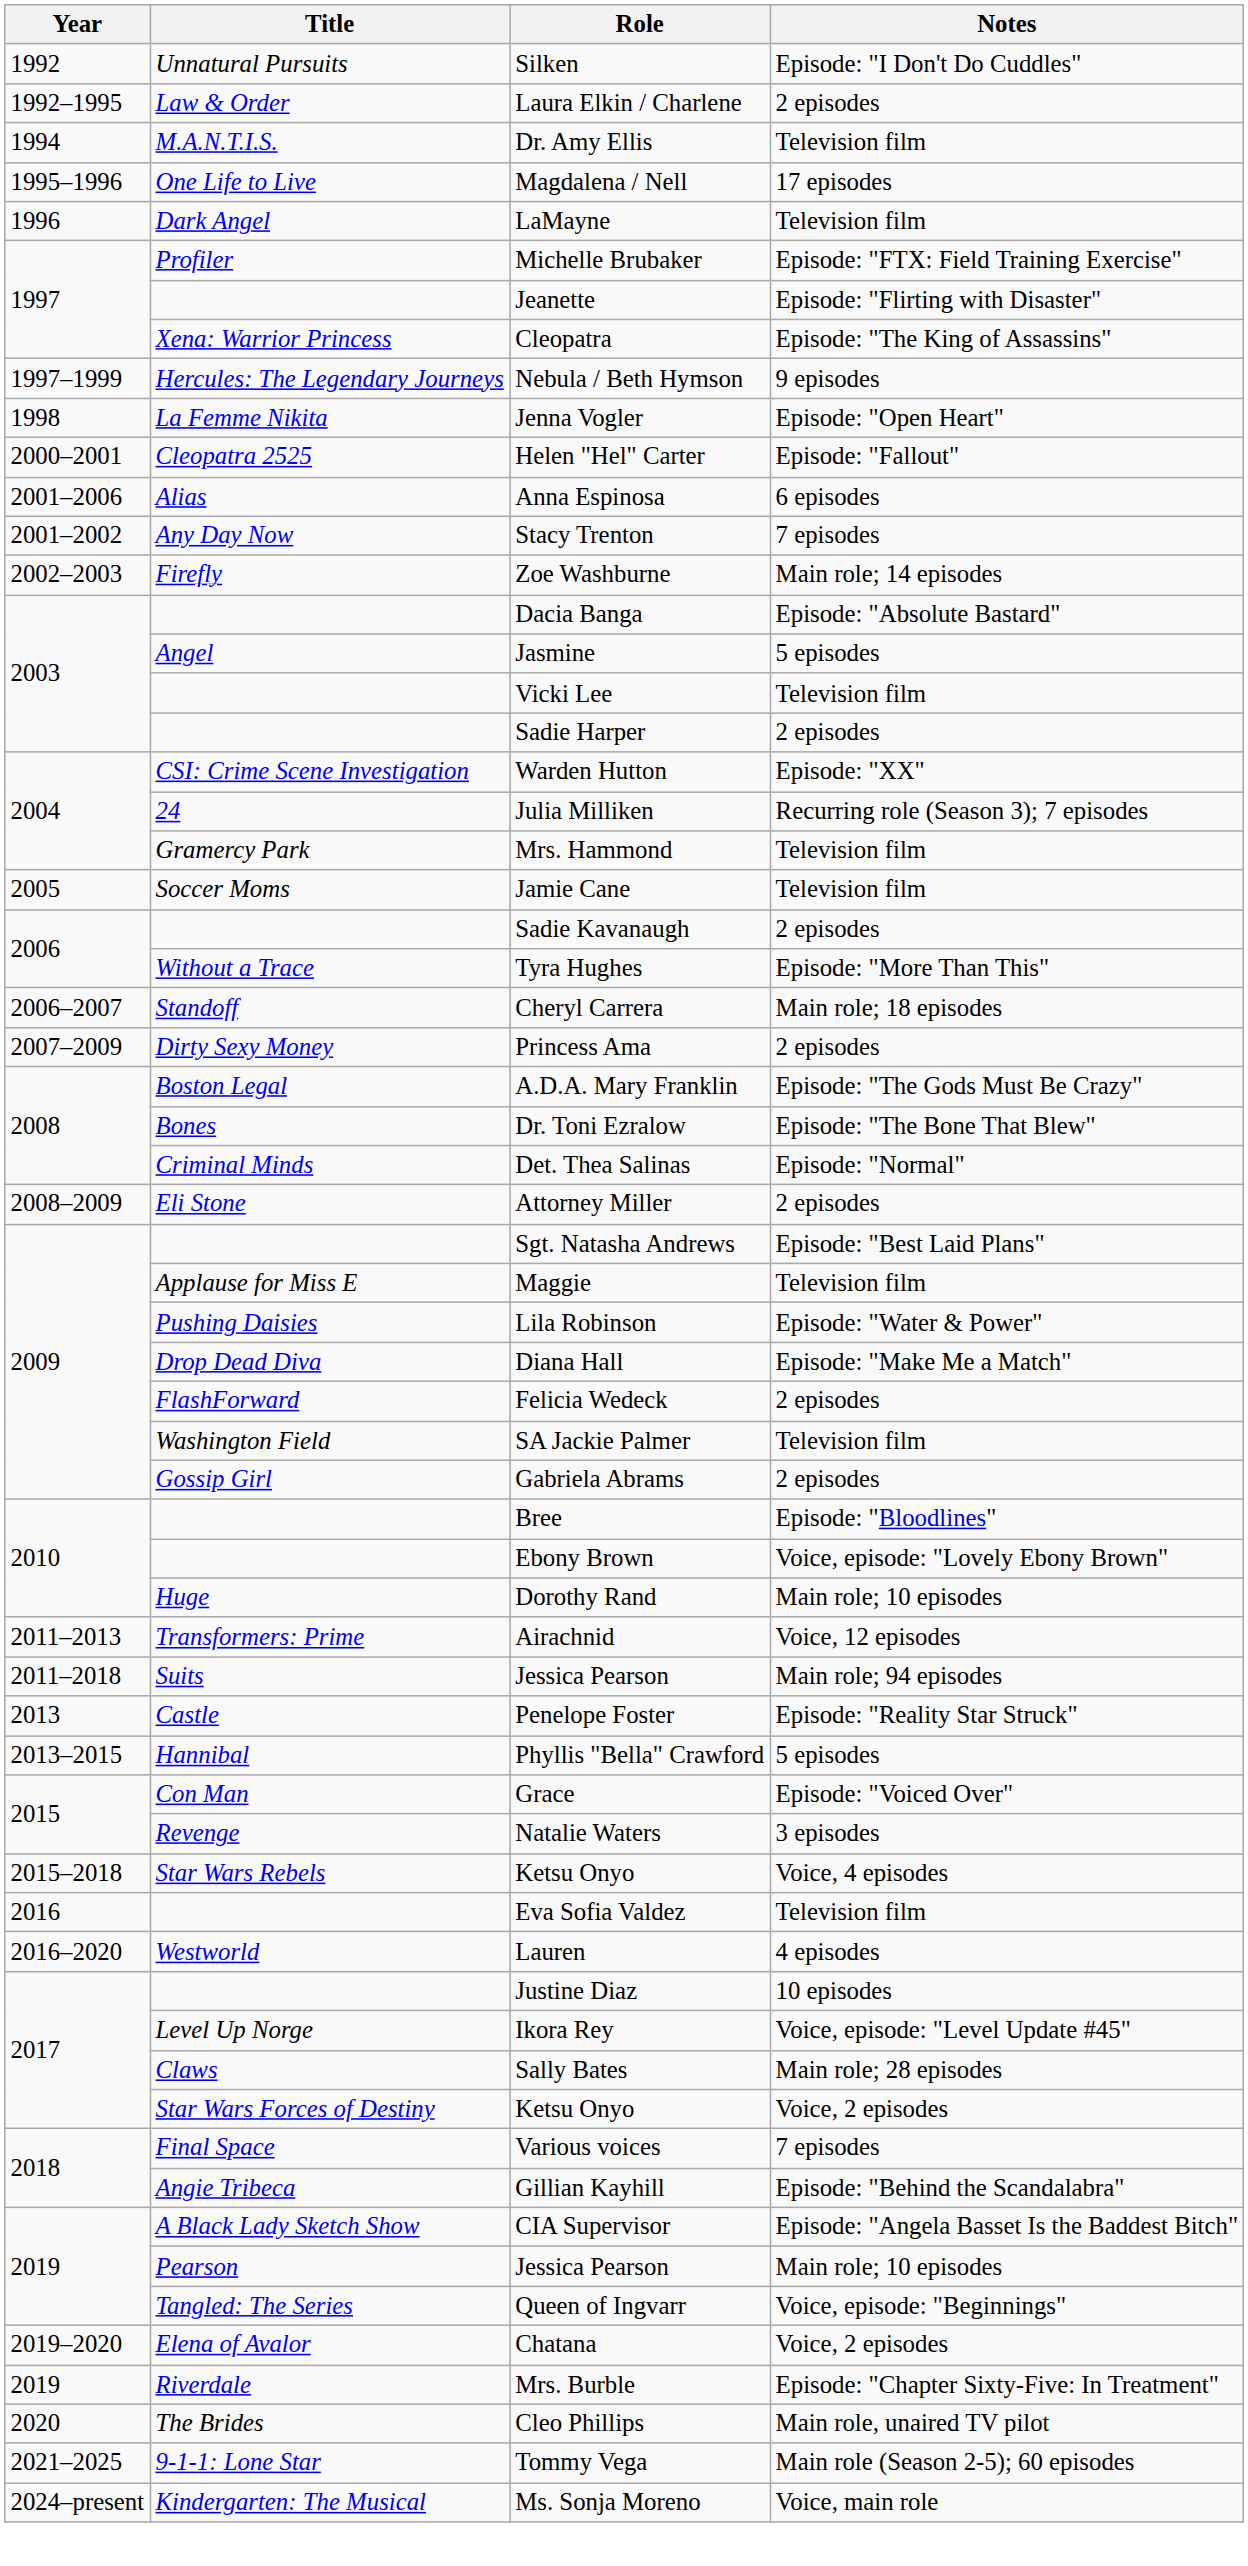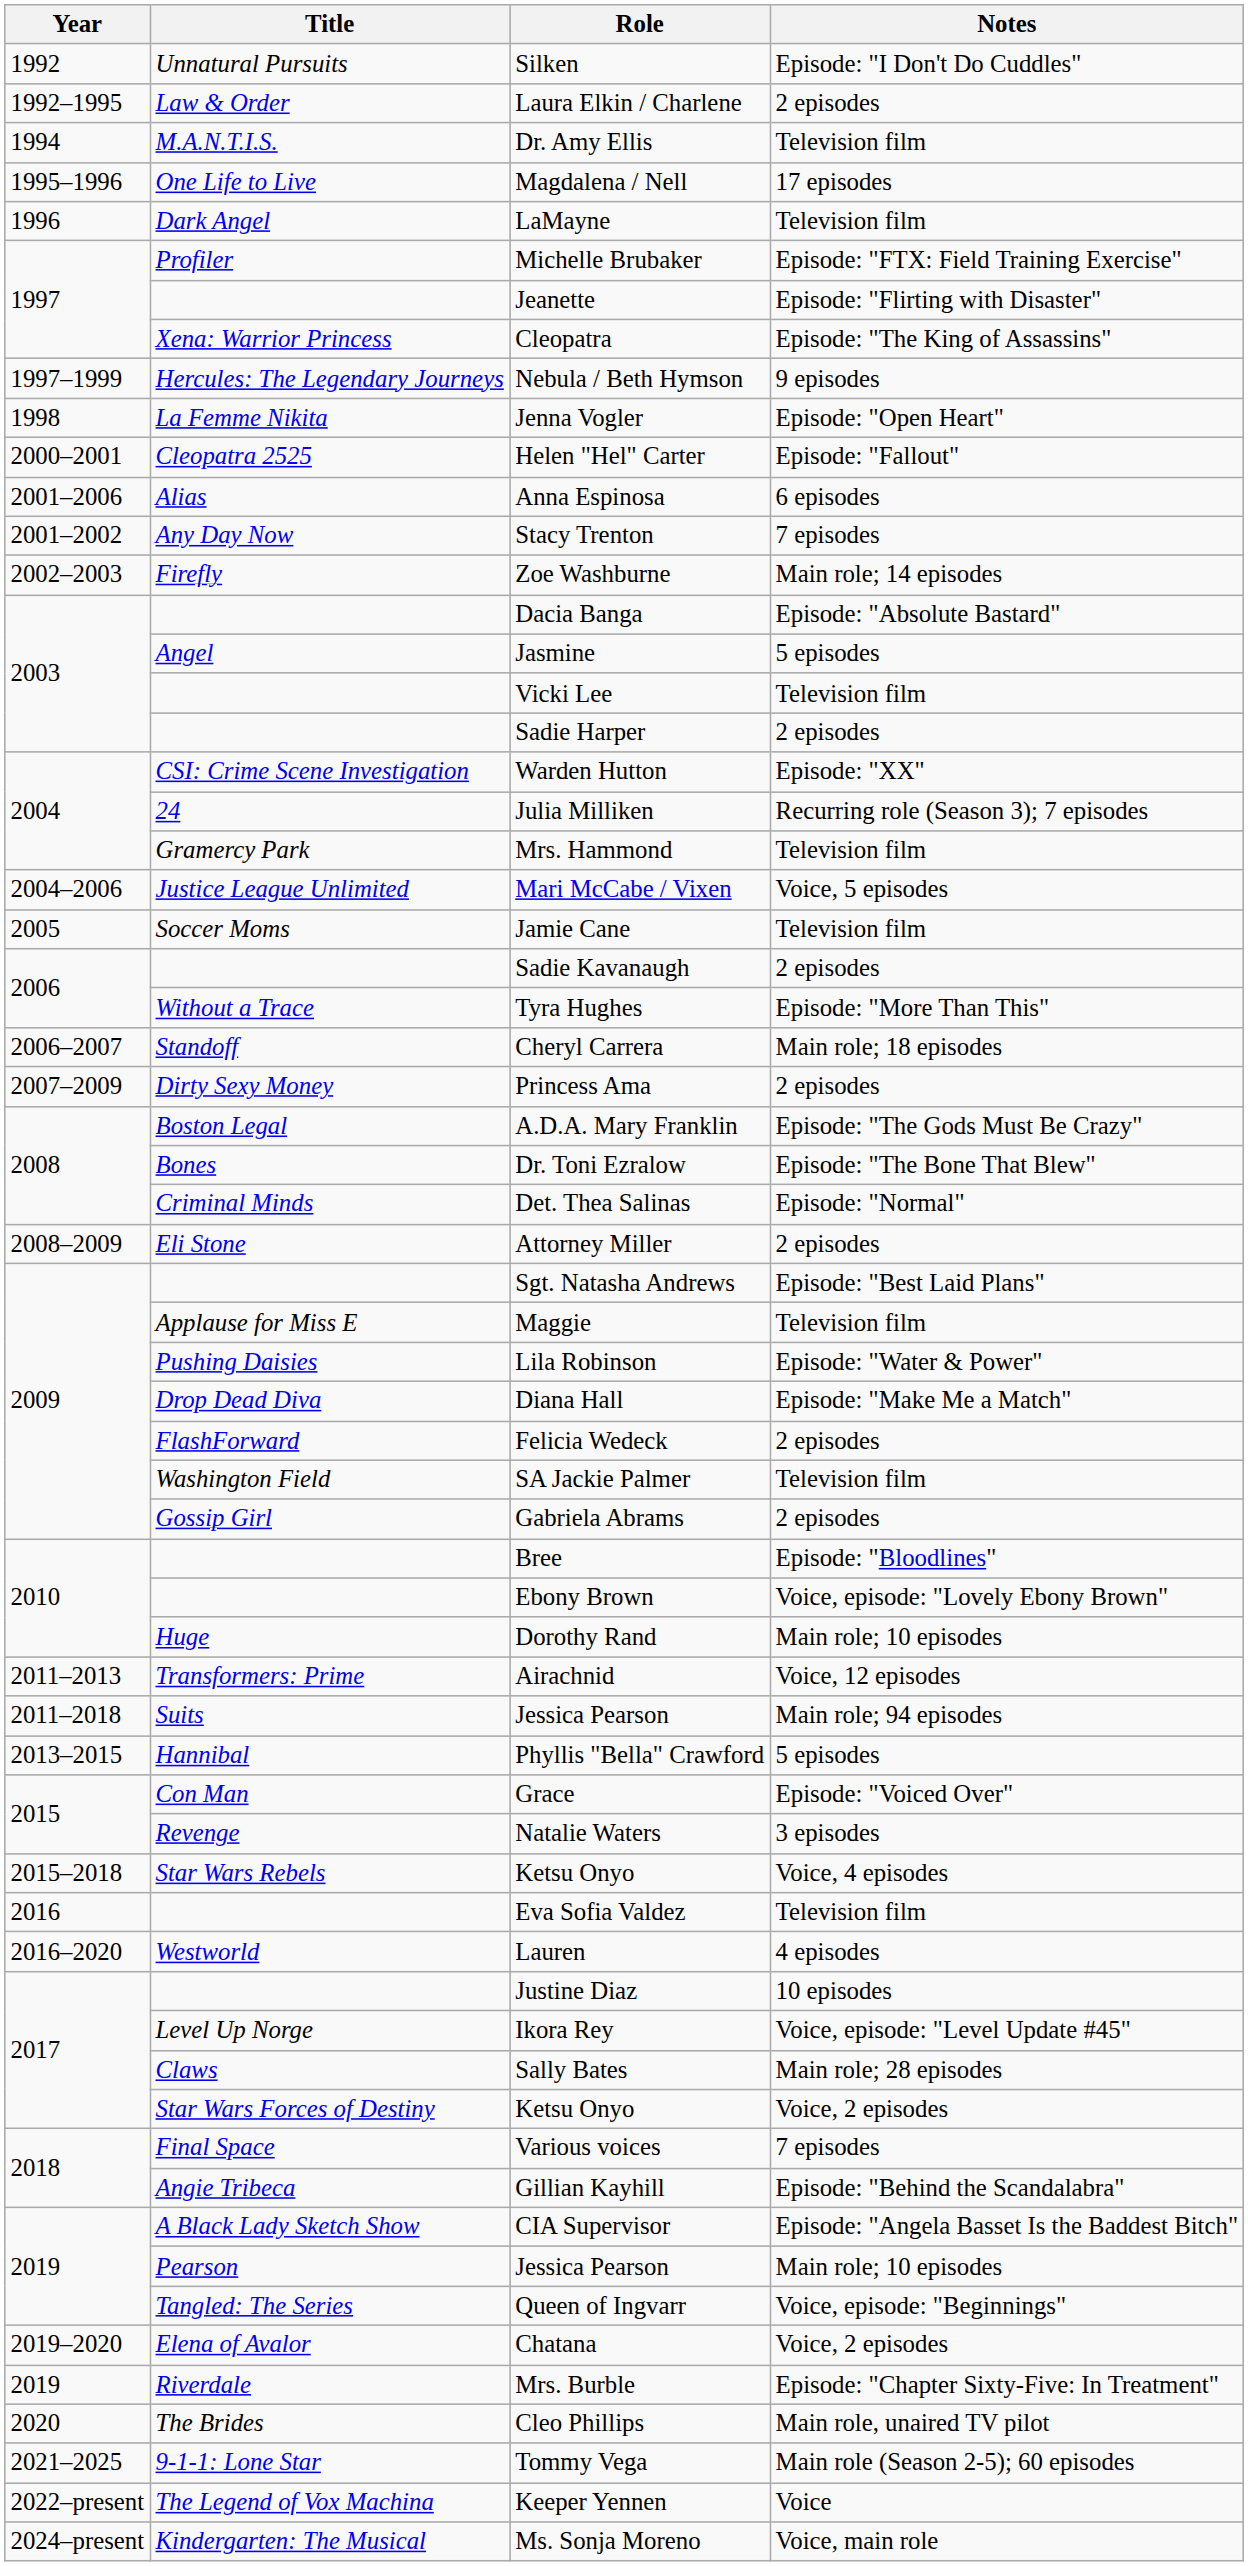+ row: (282, 889)
- row: (187, 1715)
+ row: (295, 2502)
